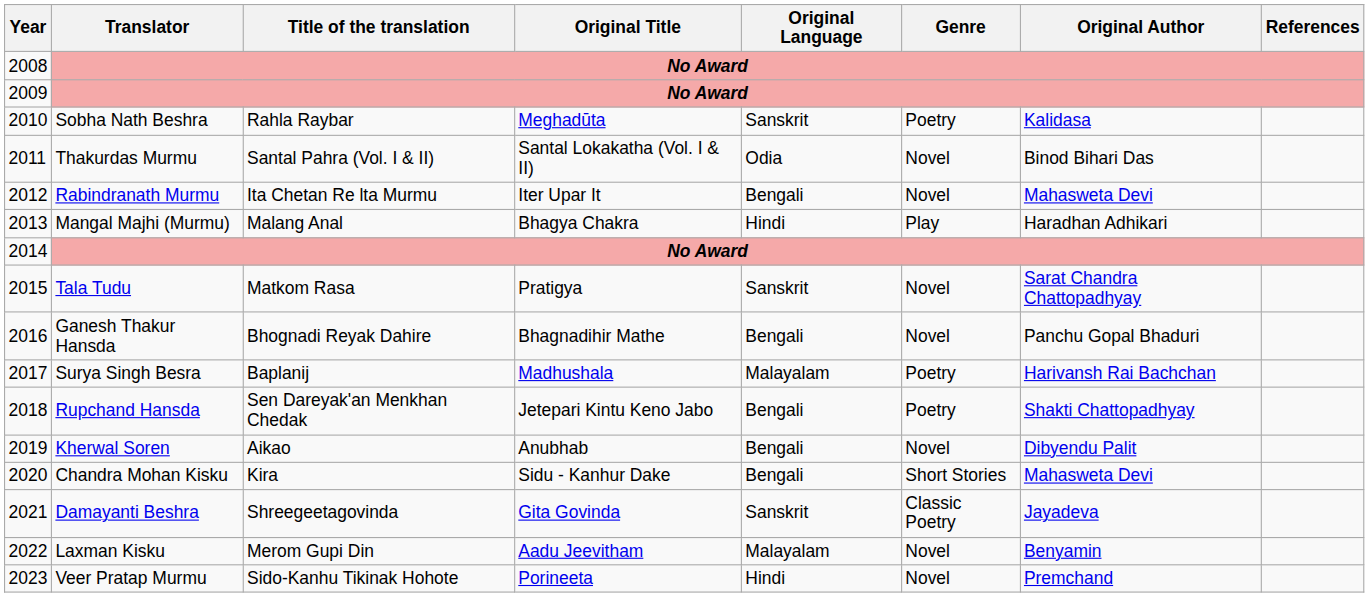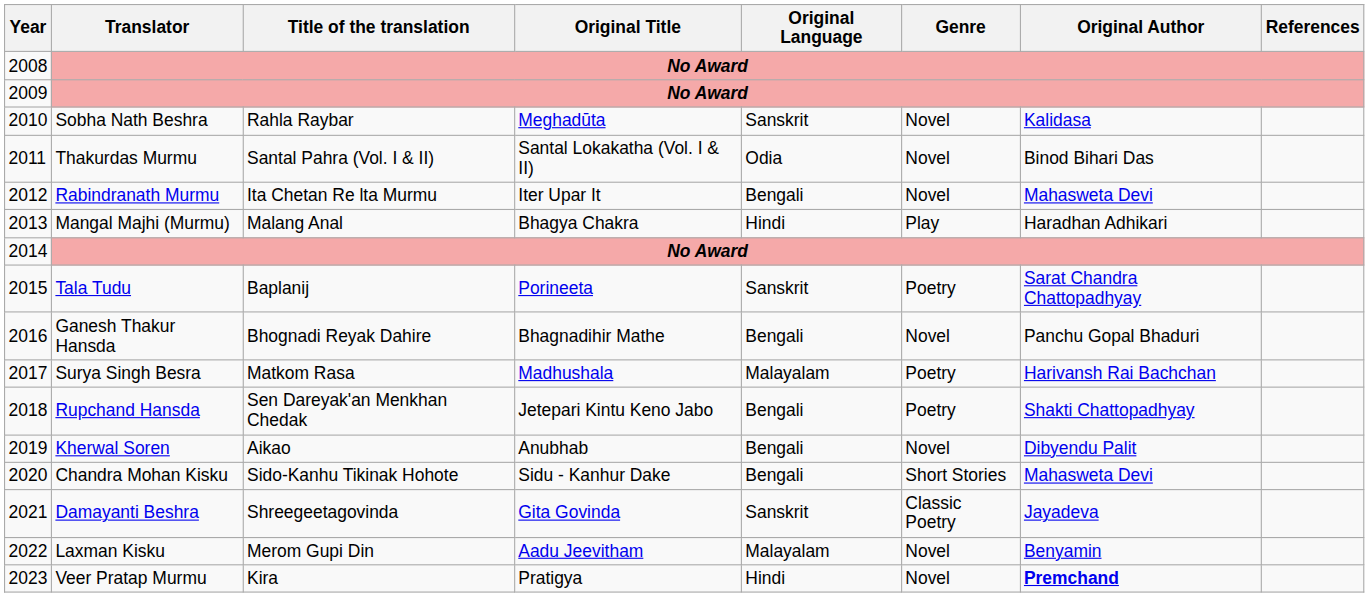(931, 120) Poetry -> (928, 120) Novel
(301, 288) Matkom Rasa -> (278, 288) Baplanij
(550, 288) Pratigya -> (556, 288) Porineeta
(928, 288) Novel -> (931, 288) Poetry
(278, 373) Baplanij -> (301, 373) Matkom Rasa
(263, 475) Kira -> (353, 475) Sido-Kanhu Tikinak Hohote
(353, 578) Sido-Kanhu Tikinak Hohote -> (263, 578) Kira
(556, 578) Porineeta -> (550, 578) Pratigya
(1069, 578) normal -> (1071, 578) bold
